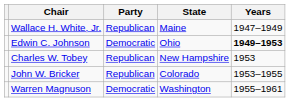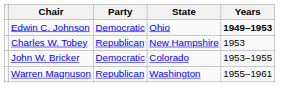- row: (56, 27)
(130, 74) Republican -> (120, 58) Democratic
(130, 89) Democratic -> (120, 74) Republican
